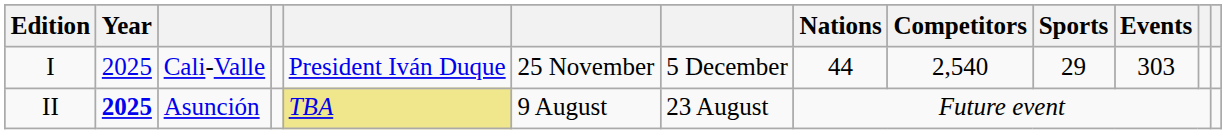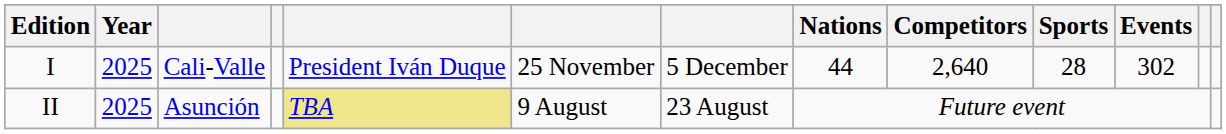(960, 66) 2,540 -> (960, 66) 2,640
(1073, 66) 29 -> (1073, 66) 28
(1156, 66) 303 -> (1156, 66) 302
(127, 108) bold -> (127, 108) normal
